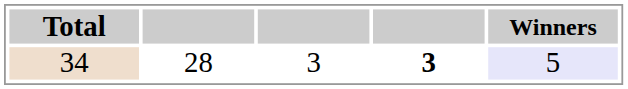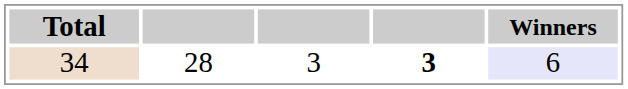(553, 62) 5 -> (553, 62) 6
